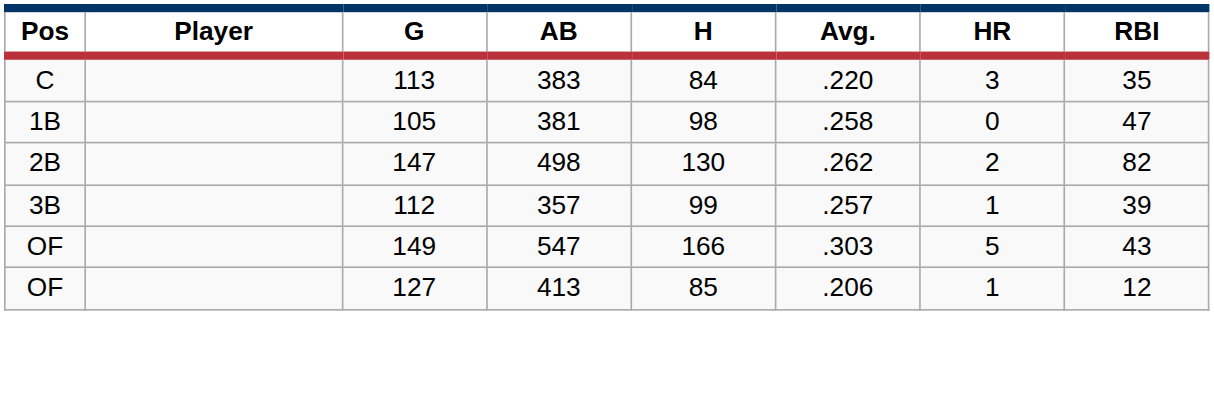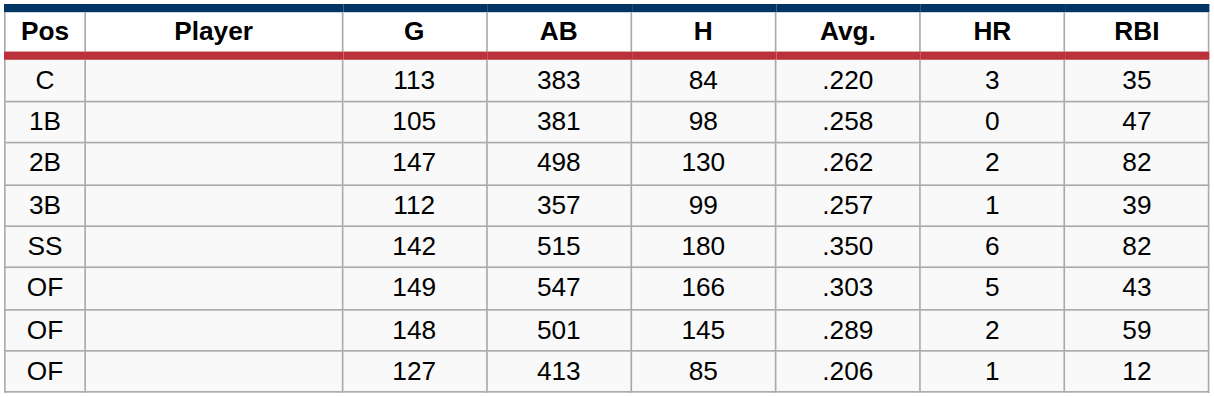+ row: (414, 246)
+ row: (414, 329)
